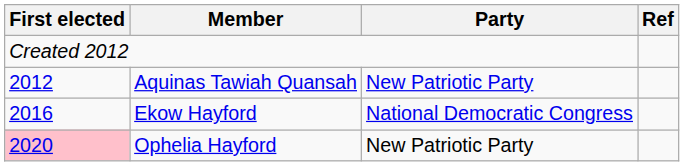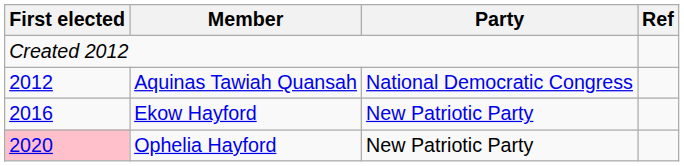(450, 82) New Patriotic Party -> (500, 82) National Democratic Congress
(500, 113) National Democratic Congress -> (450, 113) New Patriotic Party
